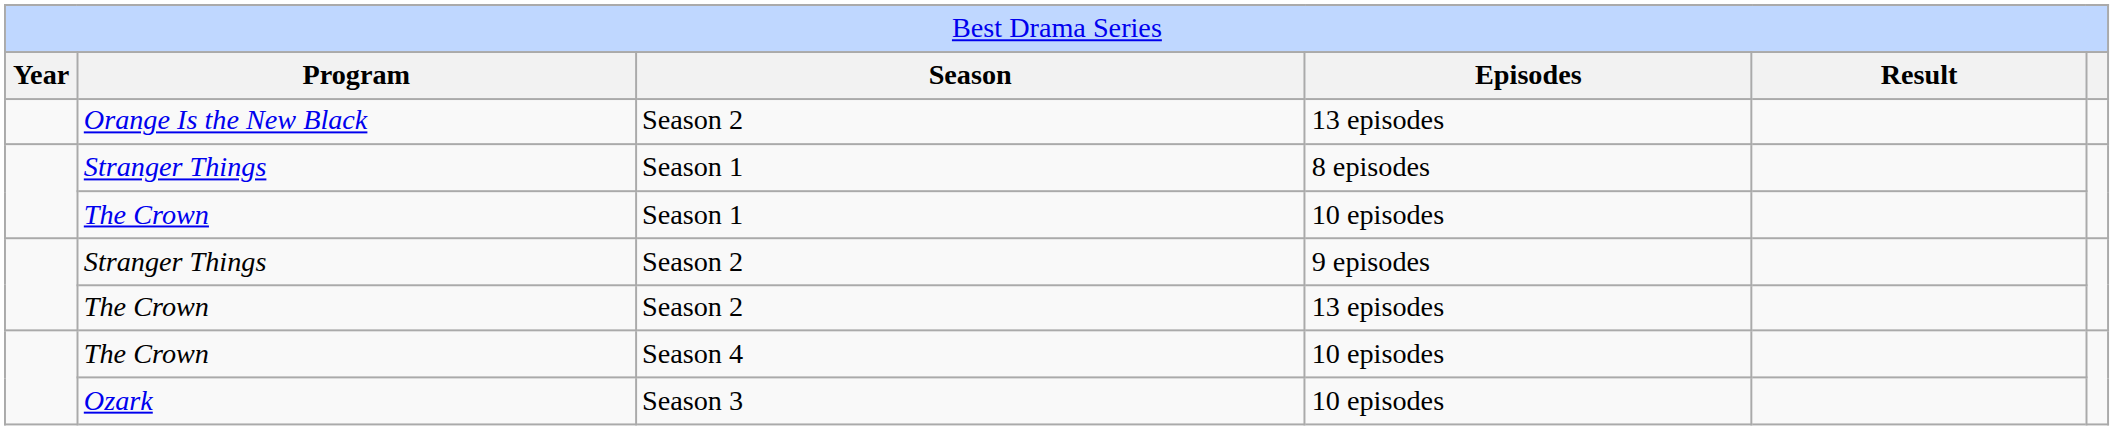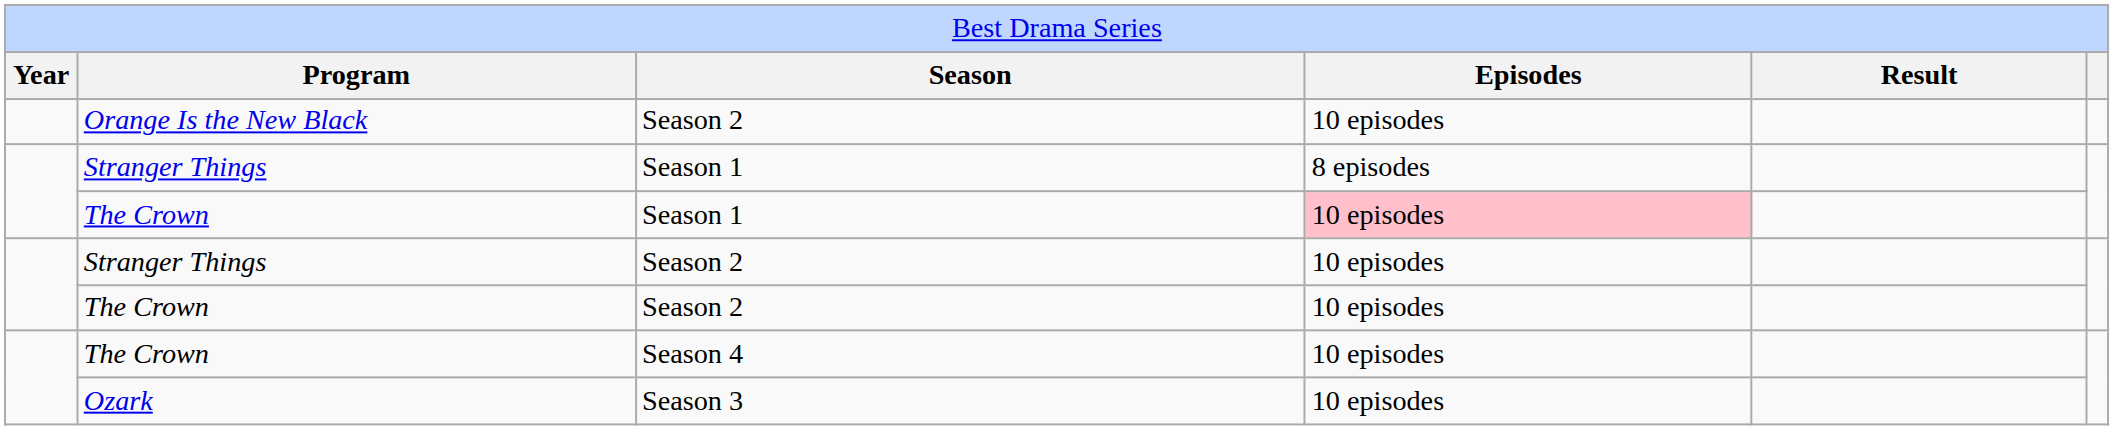(1378, 121) 13 episodes -> (1378, 121) 10 episodes
(1378, 214) no background -> (1378, 214) pink background
(1371, 260) 9 episodes -> (1378, 260) 10 episodes
(1378, 307) 13 episodes -> (1378, 307) 10 episodes
